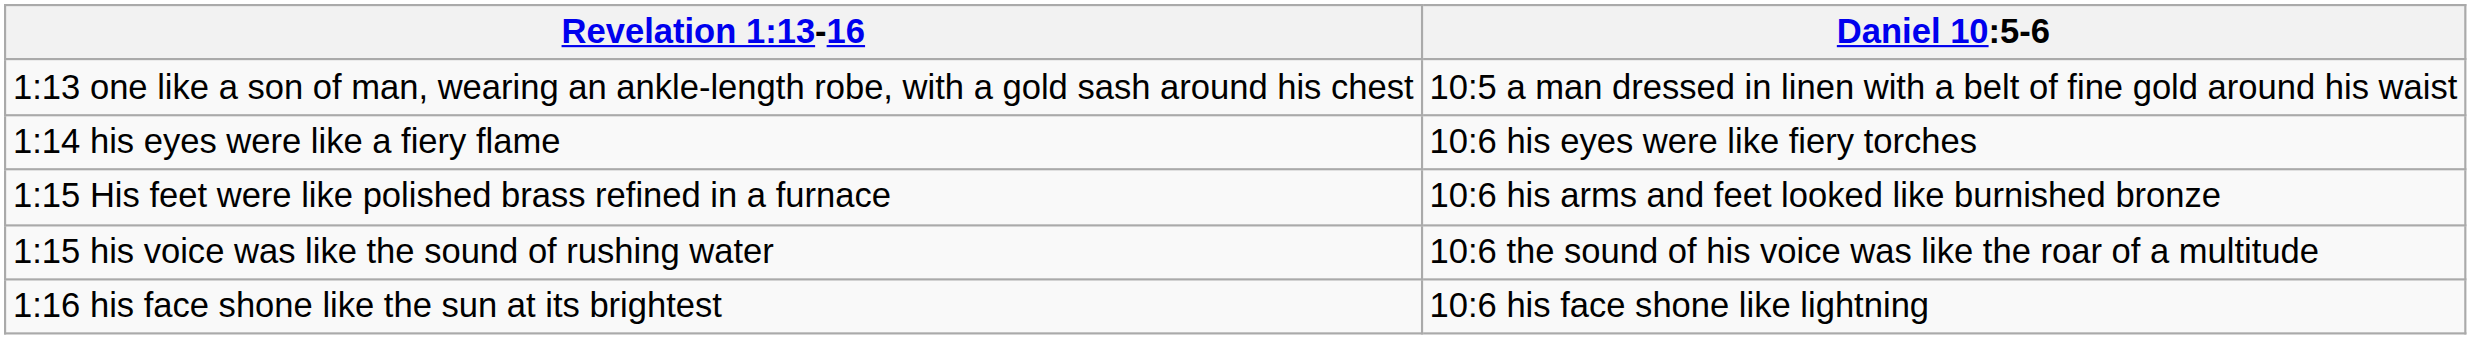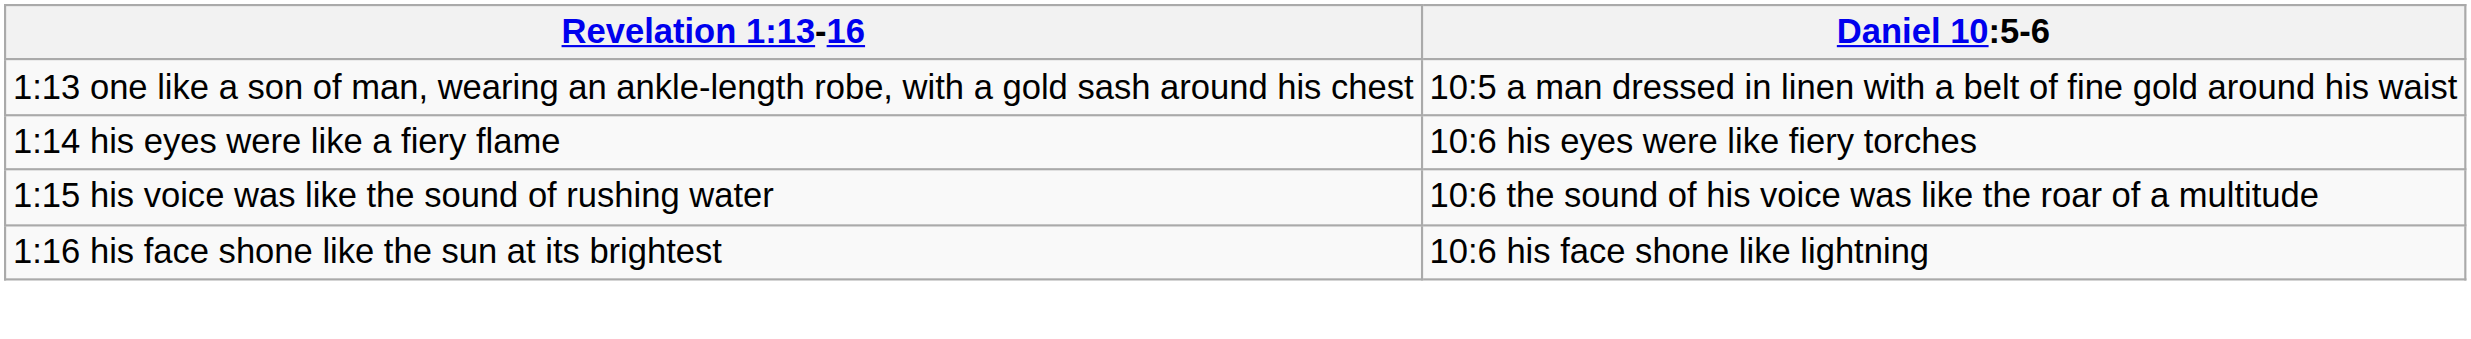- row: (452, 196)
